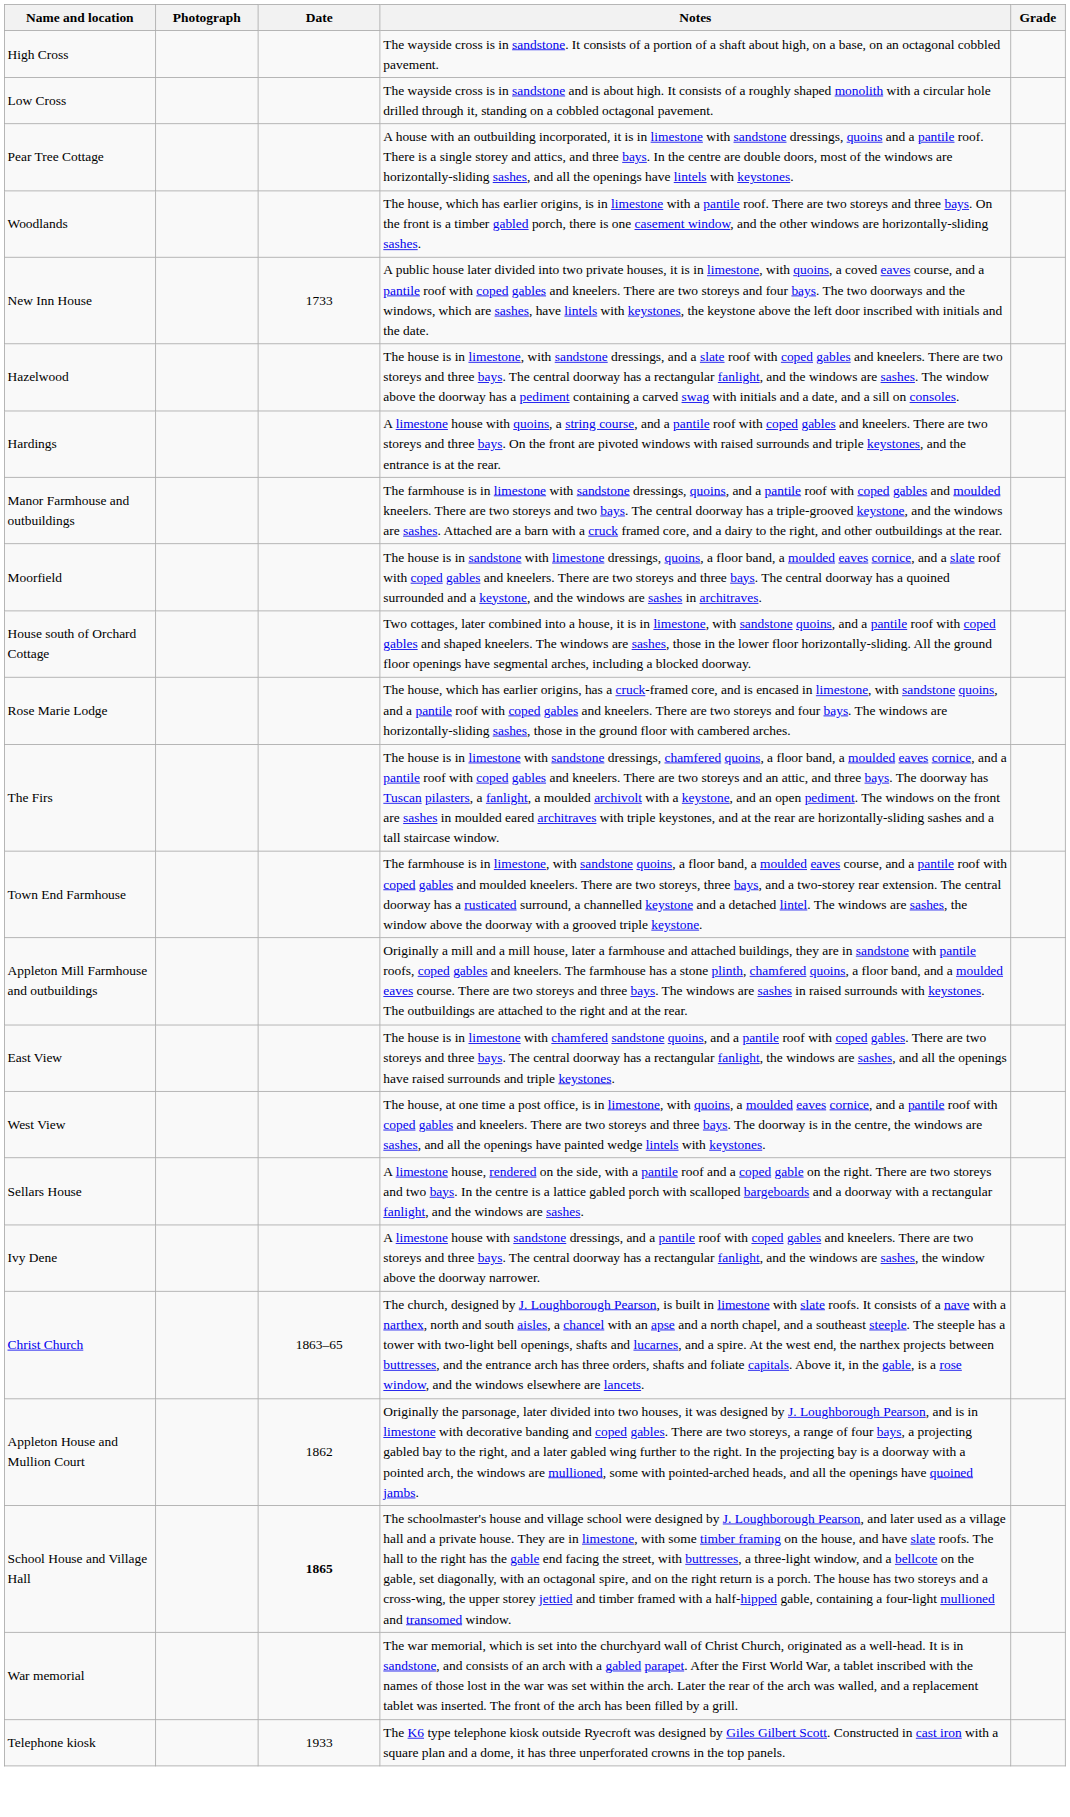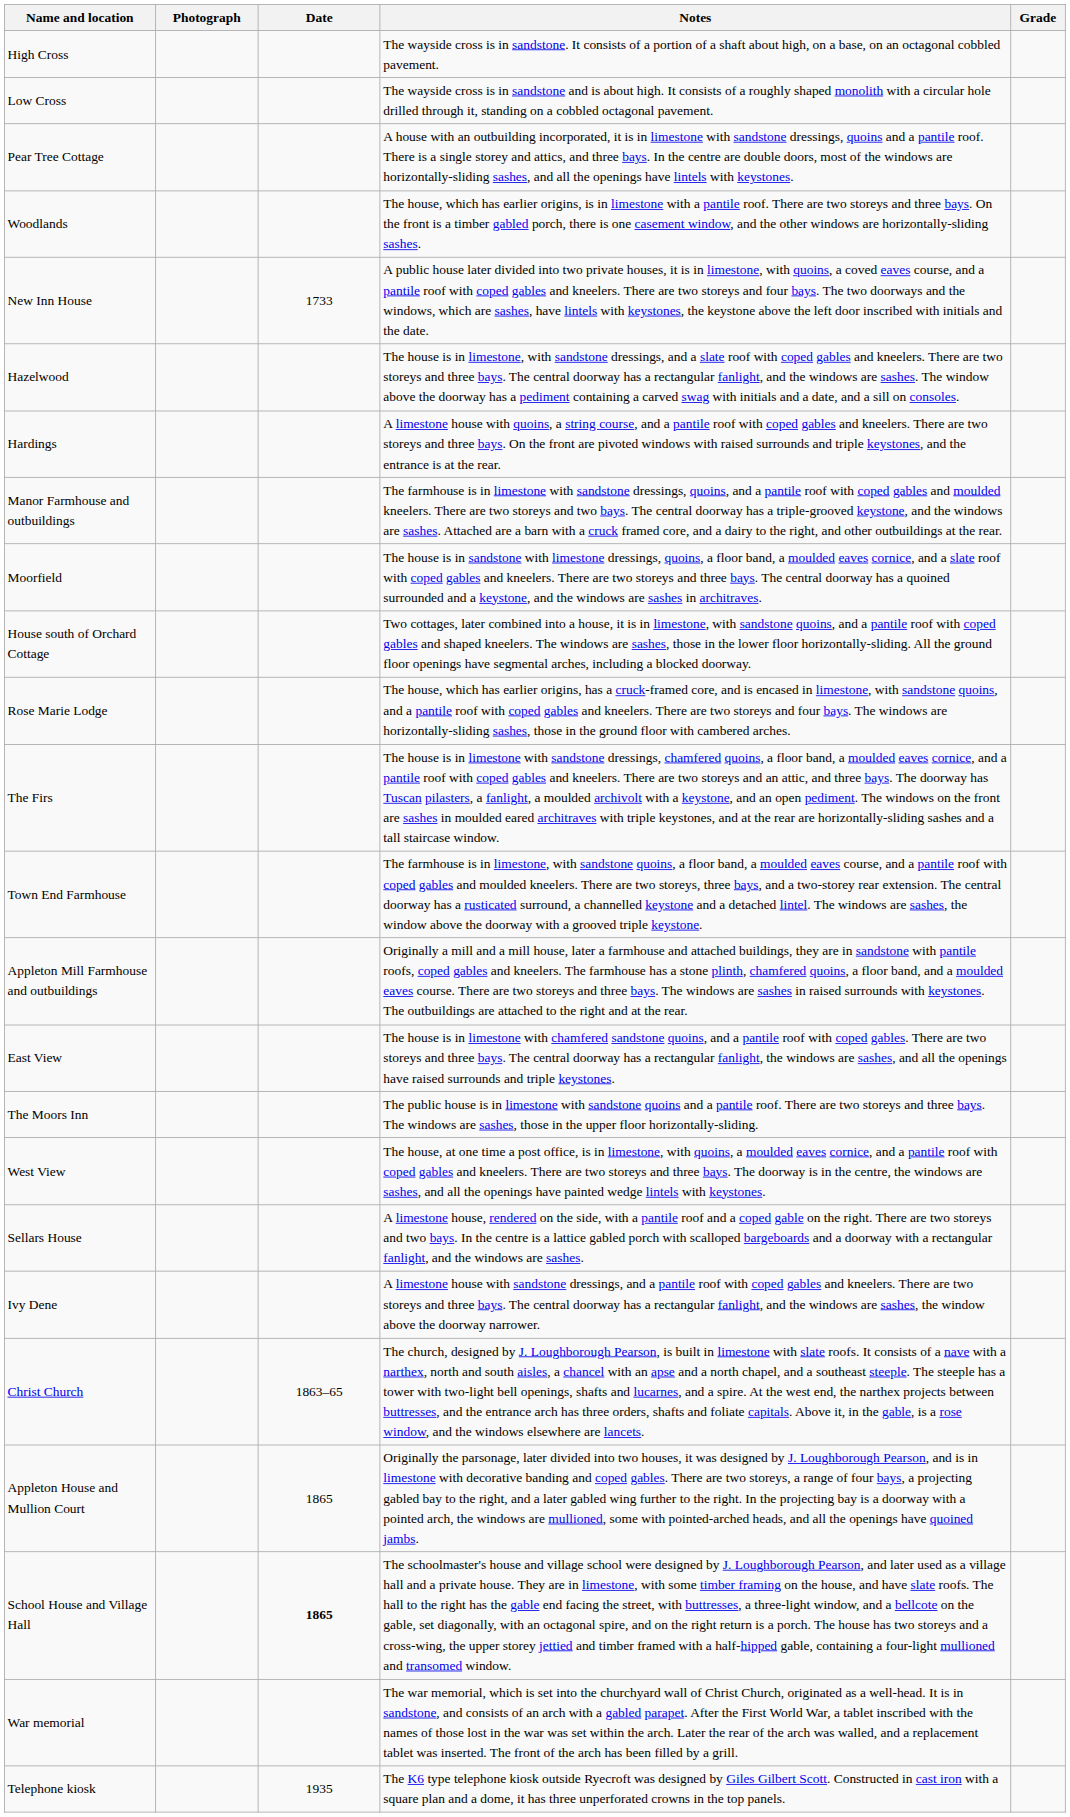+ row: (48, 1114)
(319, 1451) 1862 -> (319, 1498) 1865
(319, 1742) 1933 -> (319, 1789) 1935
